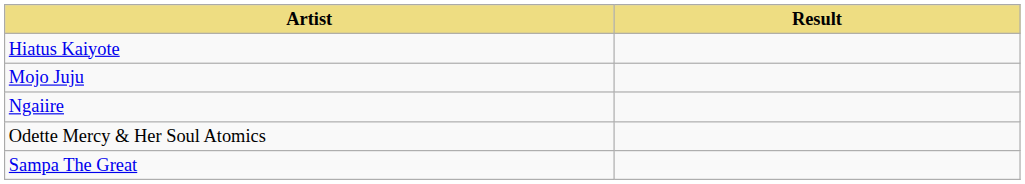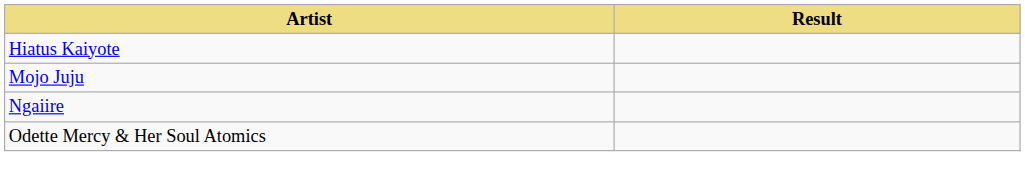- row: (73, 164)
